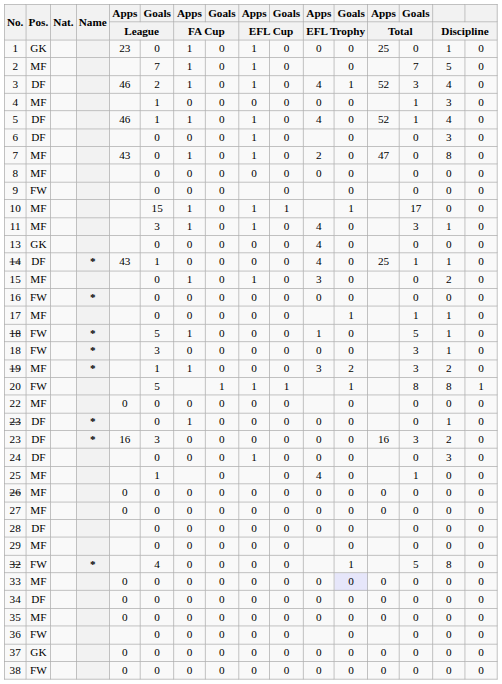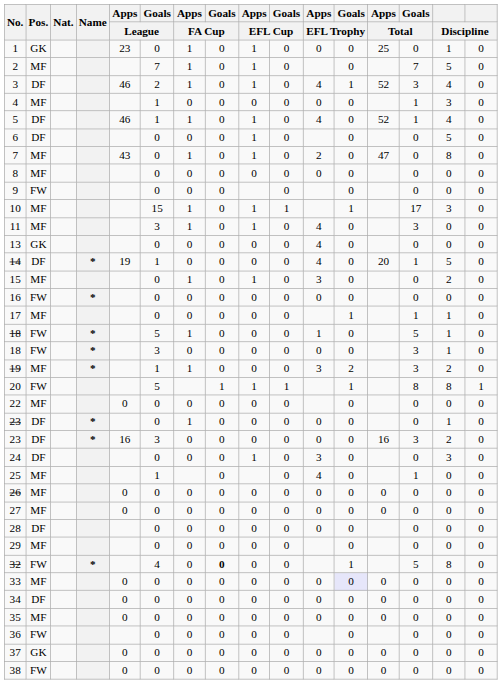(449, 137) 3 -> (449, 137) 5
(449, 208) 0 -> (449, 208) 3
(449, 226) 1 -> (449, 226) 0
(125, 262) 43 -> (125, 262) 19
(383, 262) 25 -> (383, 262) 20
(449, 262) 1 -> (449, 262) 5
(319, 457) 0 -> (319, 457) 3
(222, 564) normal -> (222, 564) bold
